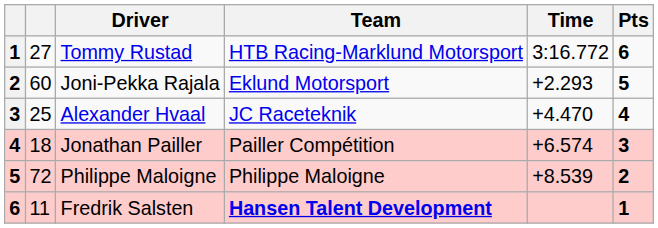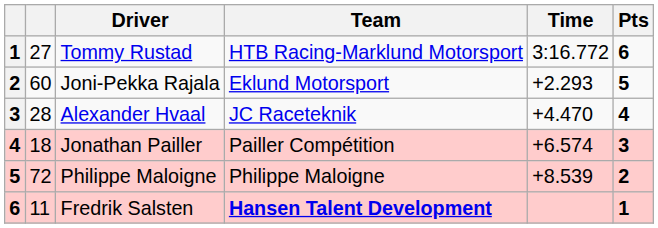(40, 114) 25 -> (40, 114) 28
